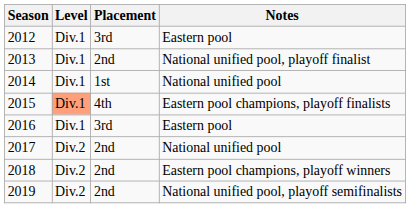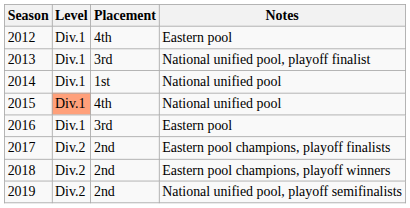(103, 37) 3rd -> (103, 37) 4th
(104, 59) 2nd -> (103, 59) 3rd
(276, 103) Eastern pool champions, playoff finalists -> (222, 103) National unified pool
(222, 147) National unified pool -> (276, 147) Eastern pool champions, playoff finalists
